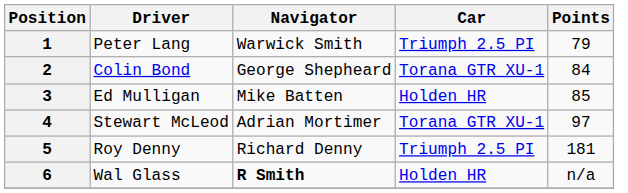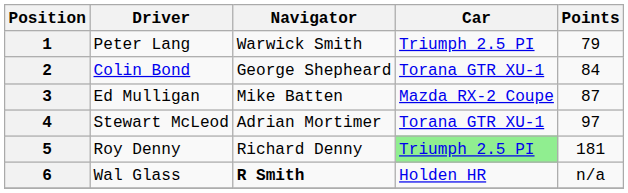(443, 97) Holden HR -> (476, 97) Mazda RX-2 Coupe
(581, 97) 85 -> (591, 97) 87
(467, 149) no background -> (467, 149) lightgreen background
